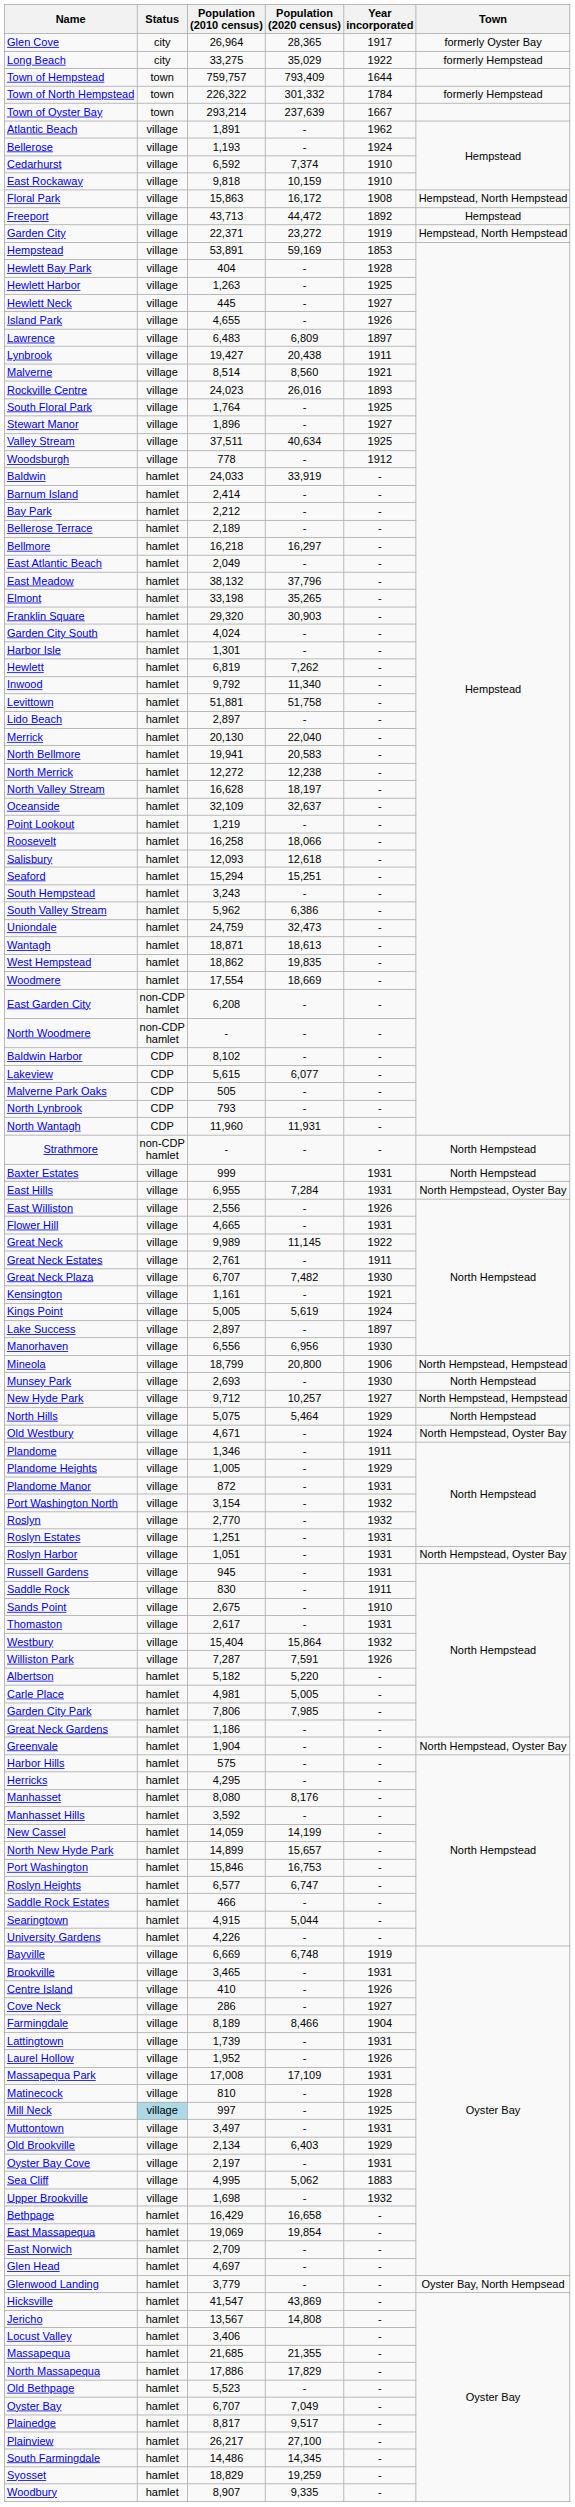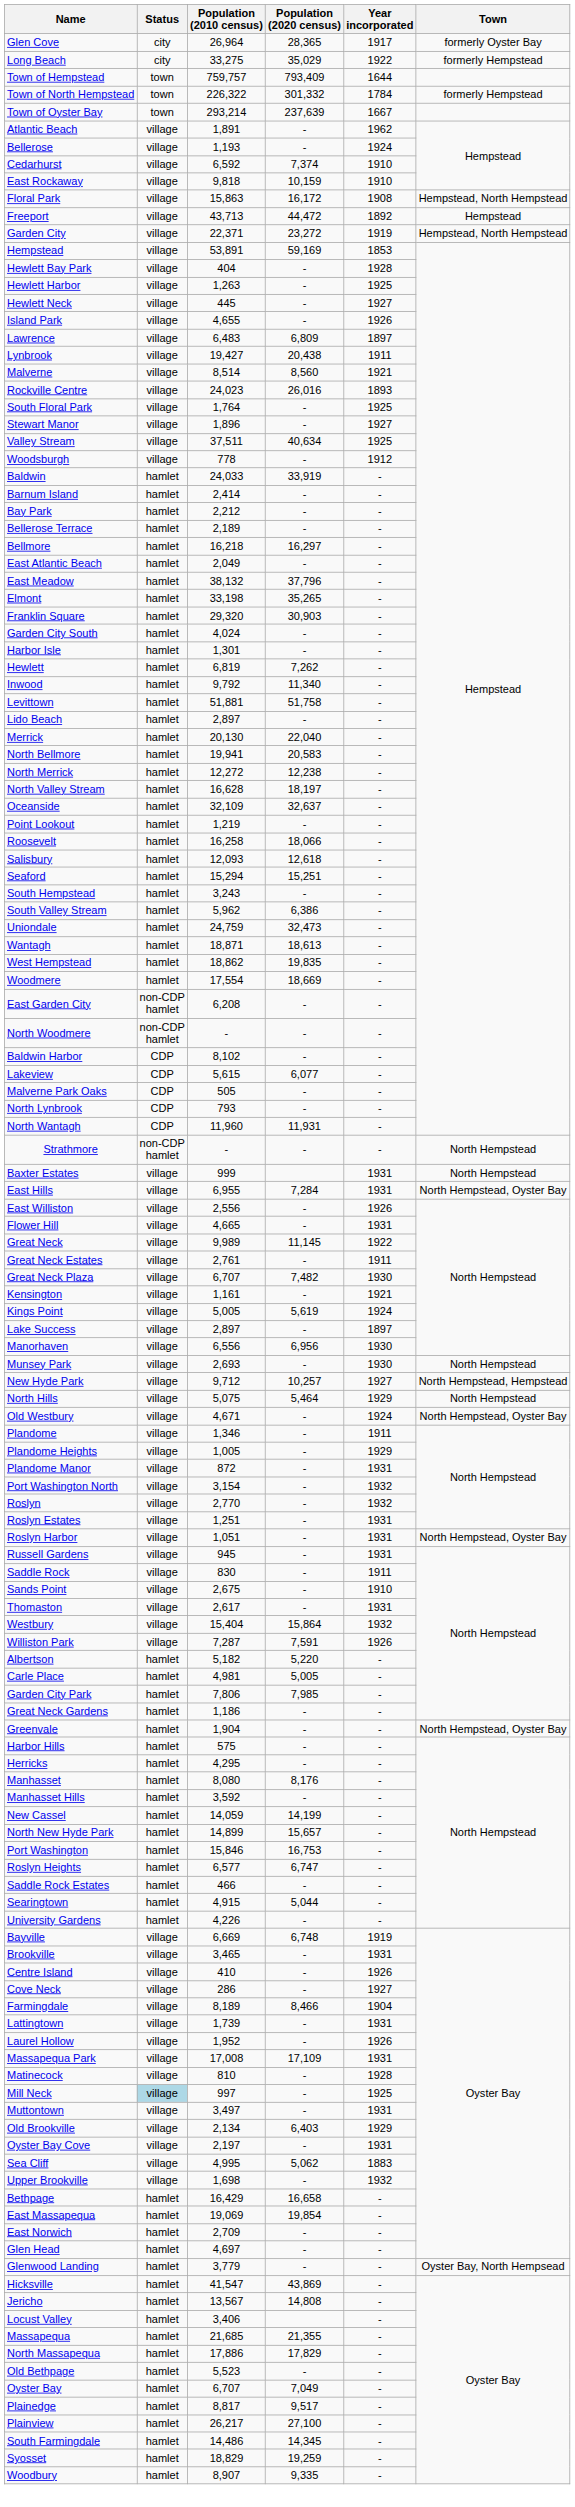- row: (26, 1364)
